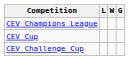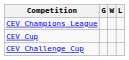columns swapped: (120, 10) <-> (104, 10)
